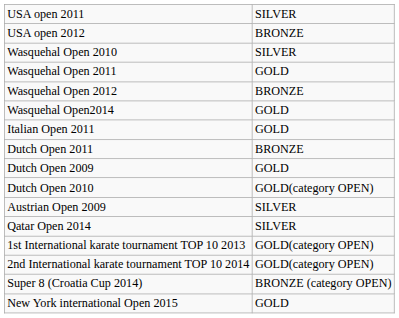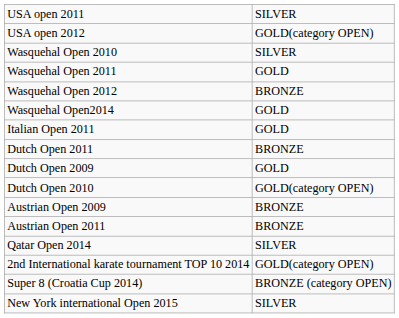(279, 33) BRONZE -> (314, 33) GOLD(category OPEN)
(276, 206) SILVER -> (279, 206) BRONZE
+ row: (56, 226)
- row: (126, 245)
(272, 303) GOLD -> (276, 303) SILVER
